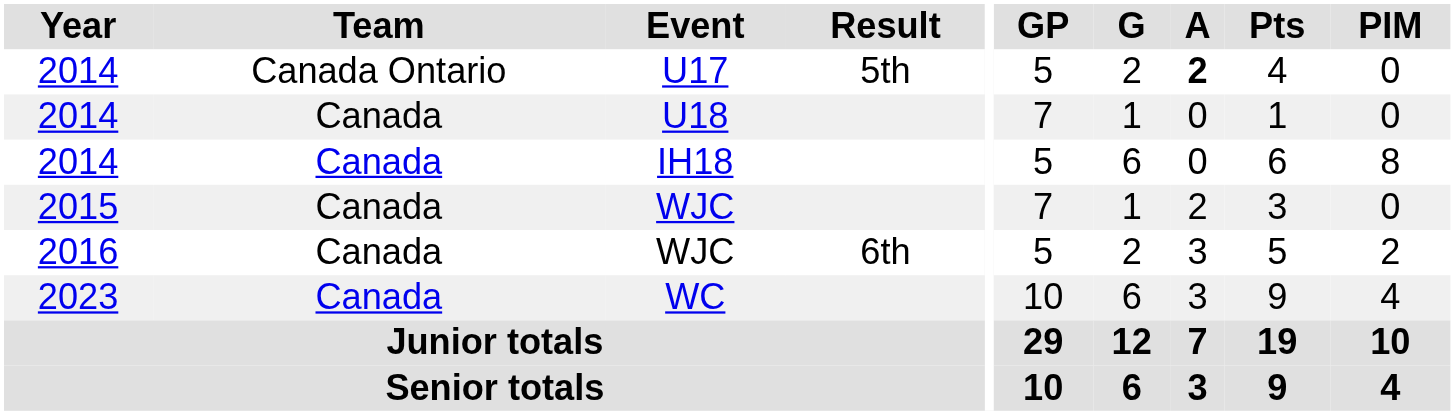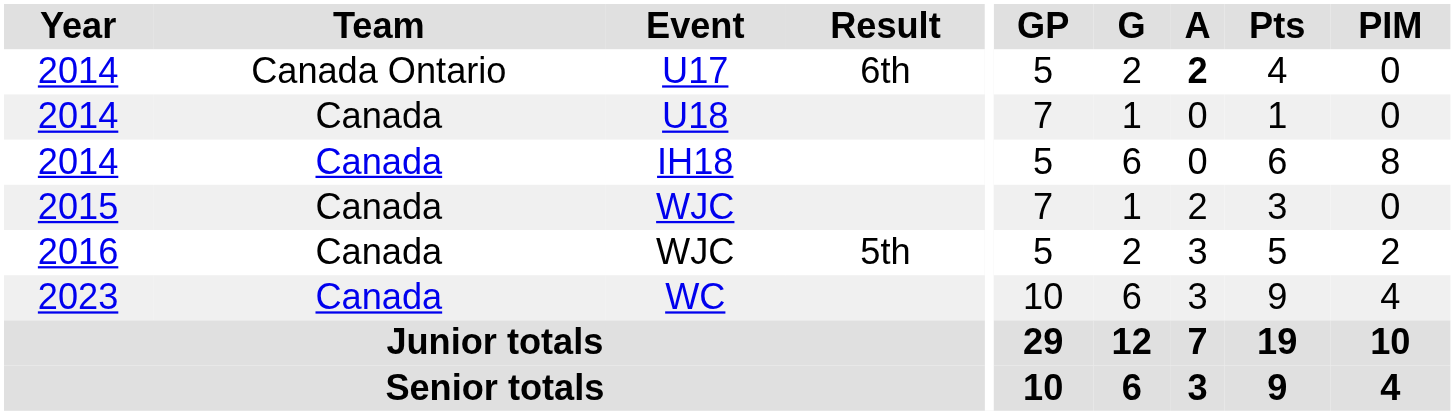(885, 71) 5th -> (885, 71) 6th
(885, 251) 6th -> (885, 251) 5th
